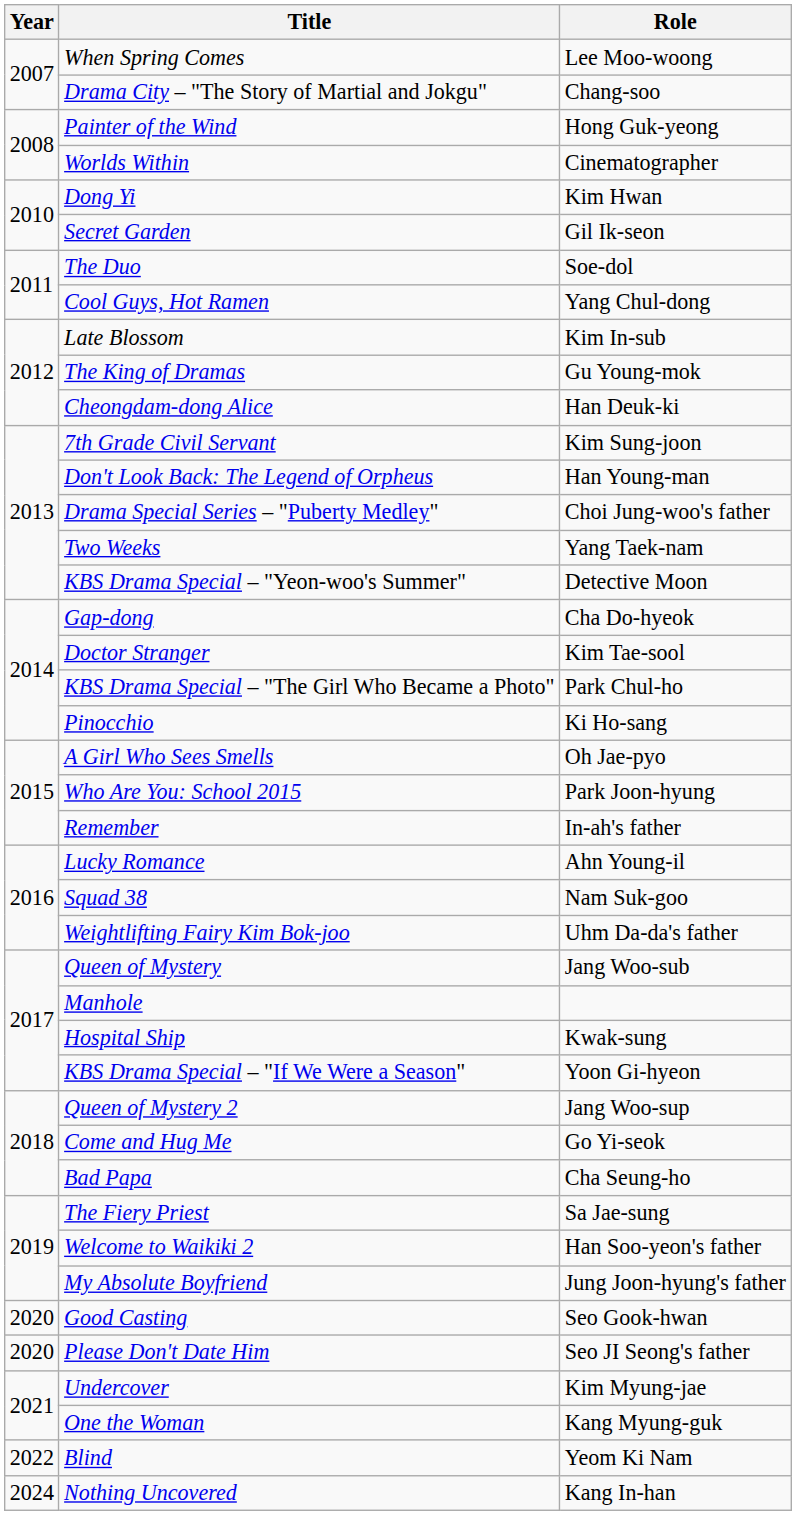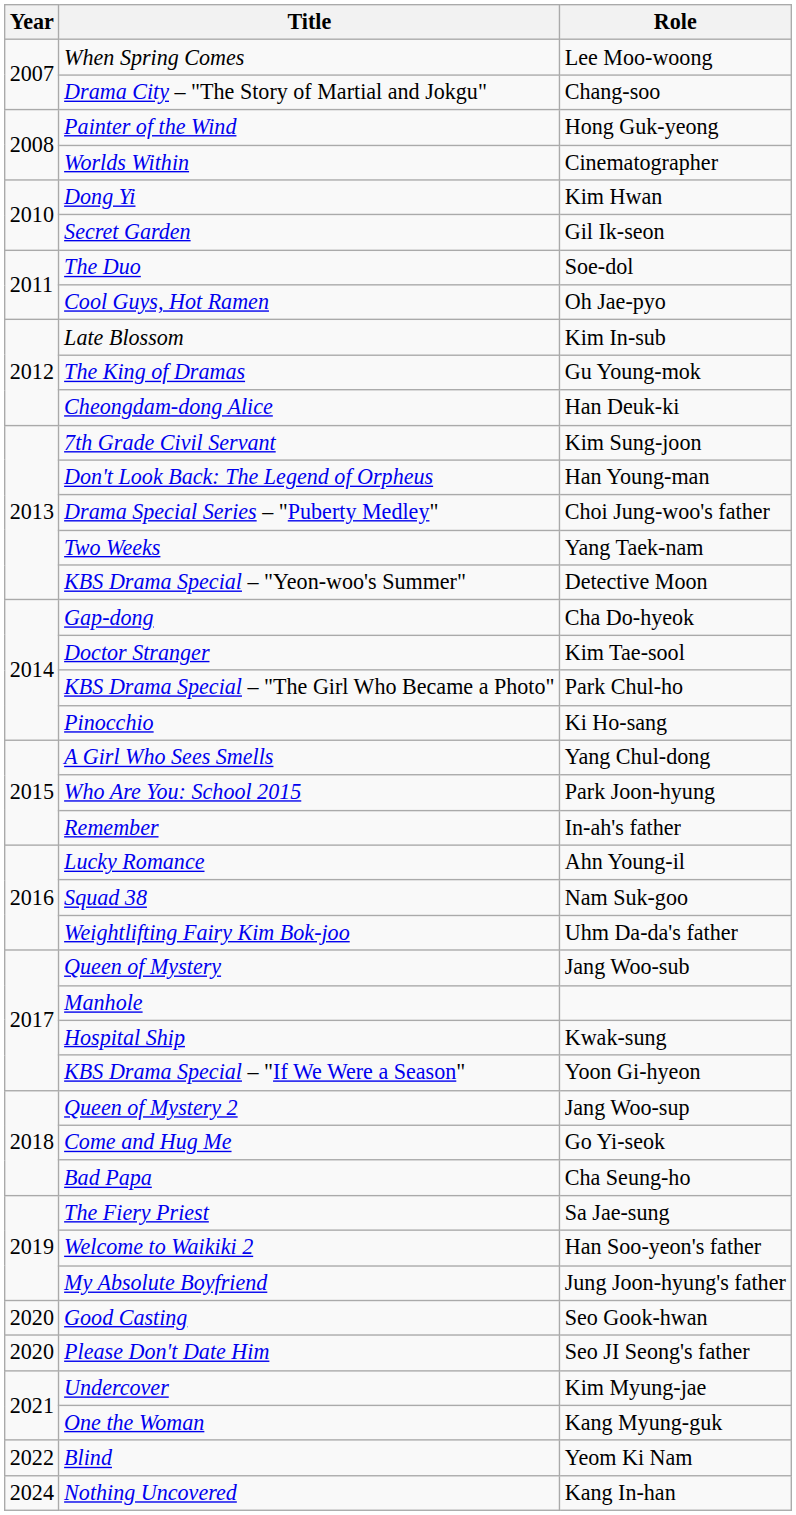(638, 302) Yang Chul-dong -> (615, 302) Oh Jae-pyo
(615, 757) Oh Jae-pyo -> (638, 757) Yang Chul-dong
